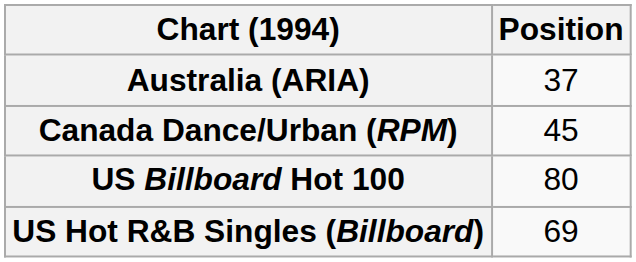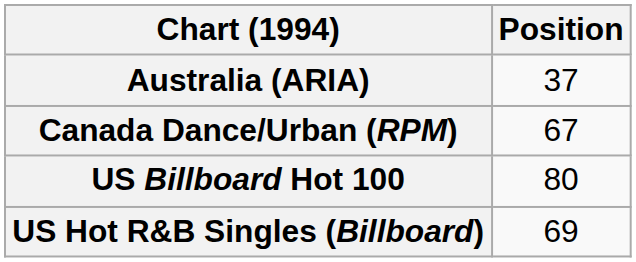(561, 130) 45 -> (561, 130) 67
